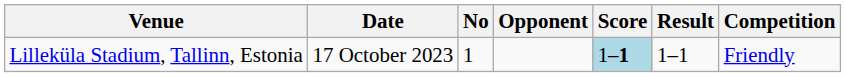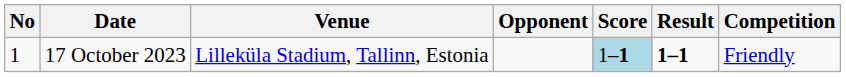columns swapped: (476, 21) <-> (156, 21)
(673, 54) normal -> (673, 54) bold
